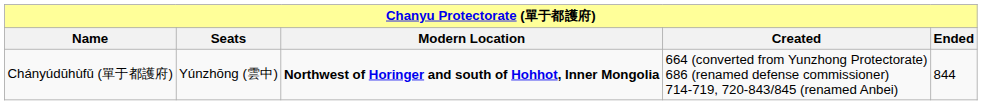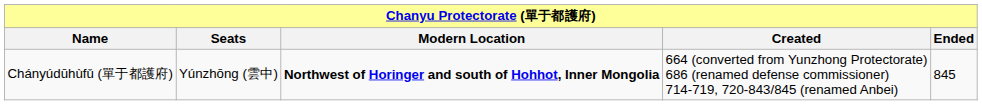(945, 74) 844 -> (945, 74) 845
